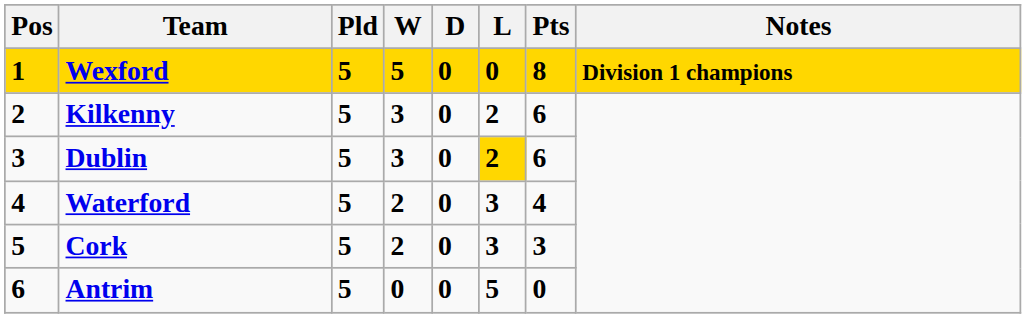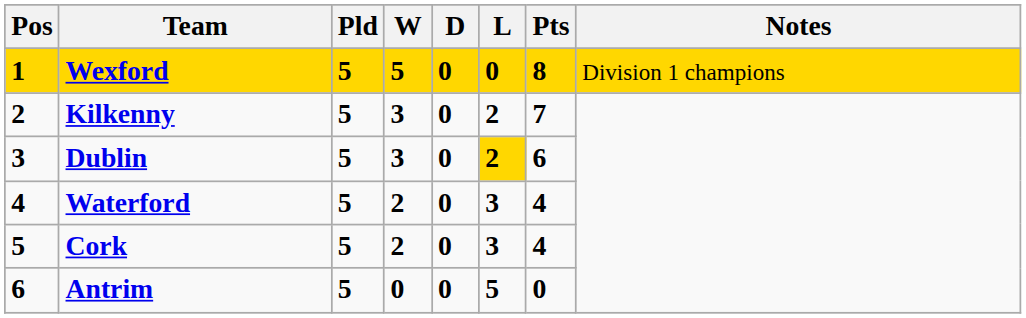(687, 70) bold -> (683, 72) normal
(540, 114) 6 -> (540, 114) 7
(540, 245) 3 -> (540, 245) 4
